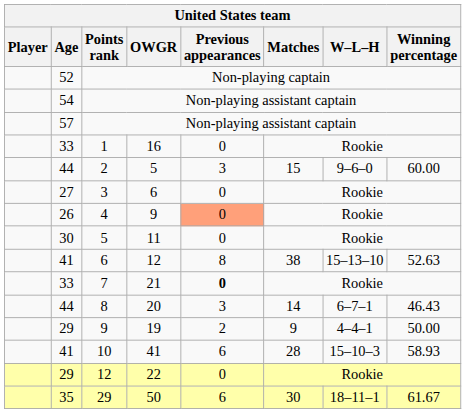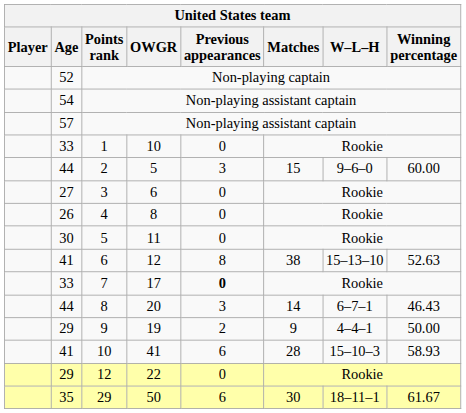(154, 146) 16 -> (154, 146) 10
(154, 214) 9 -> (154, 214) 8
(222, 214) lightsalmon background -> (222, 214) no background
(154, 283) 21 -> (154, 283) 17
